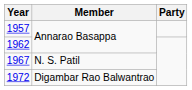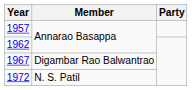(57, 61) N. S. Patil -> (94, 61) Digambar Rao Balwantrao
(94, 77) Digambar Rao Balwantrao -> (57, 77) N. S. Patil
